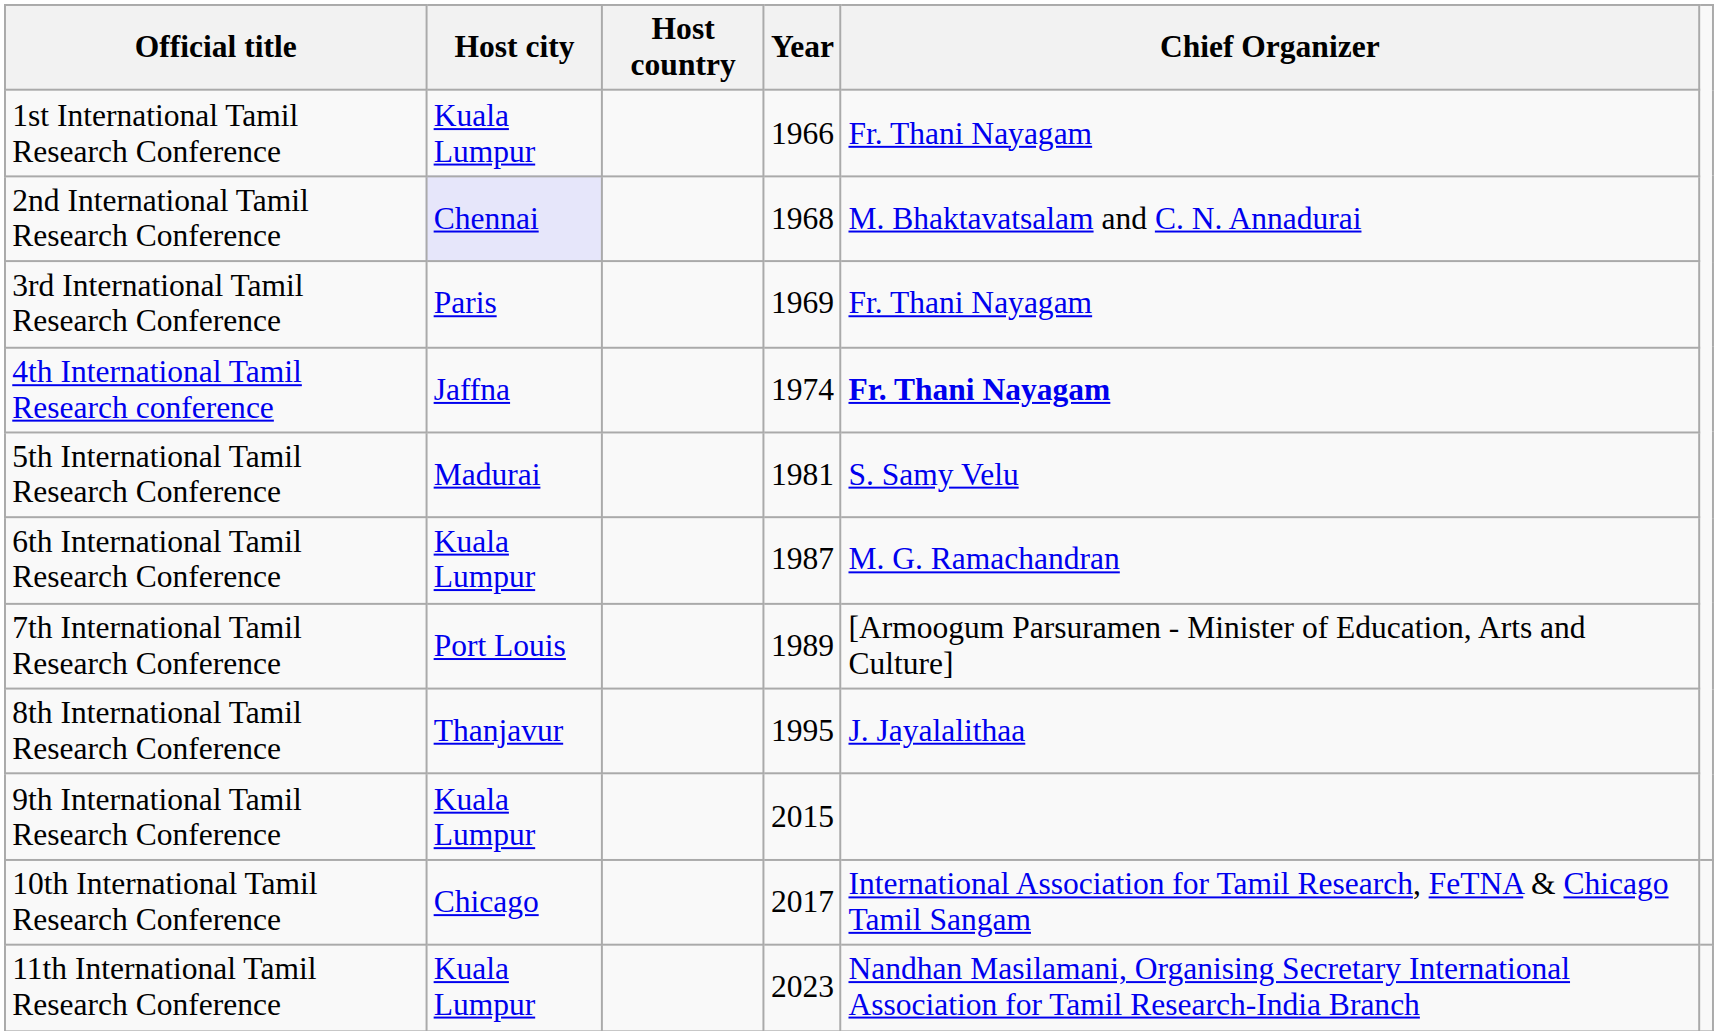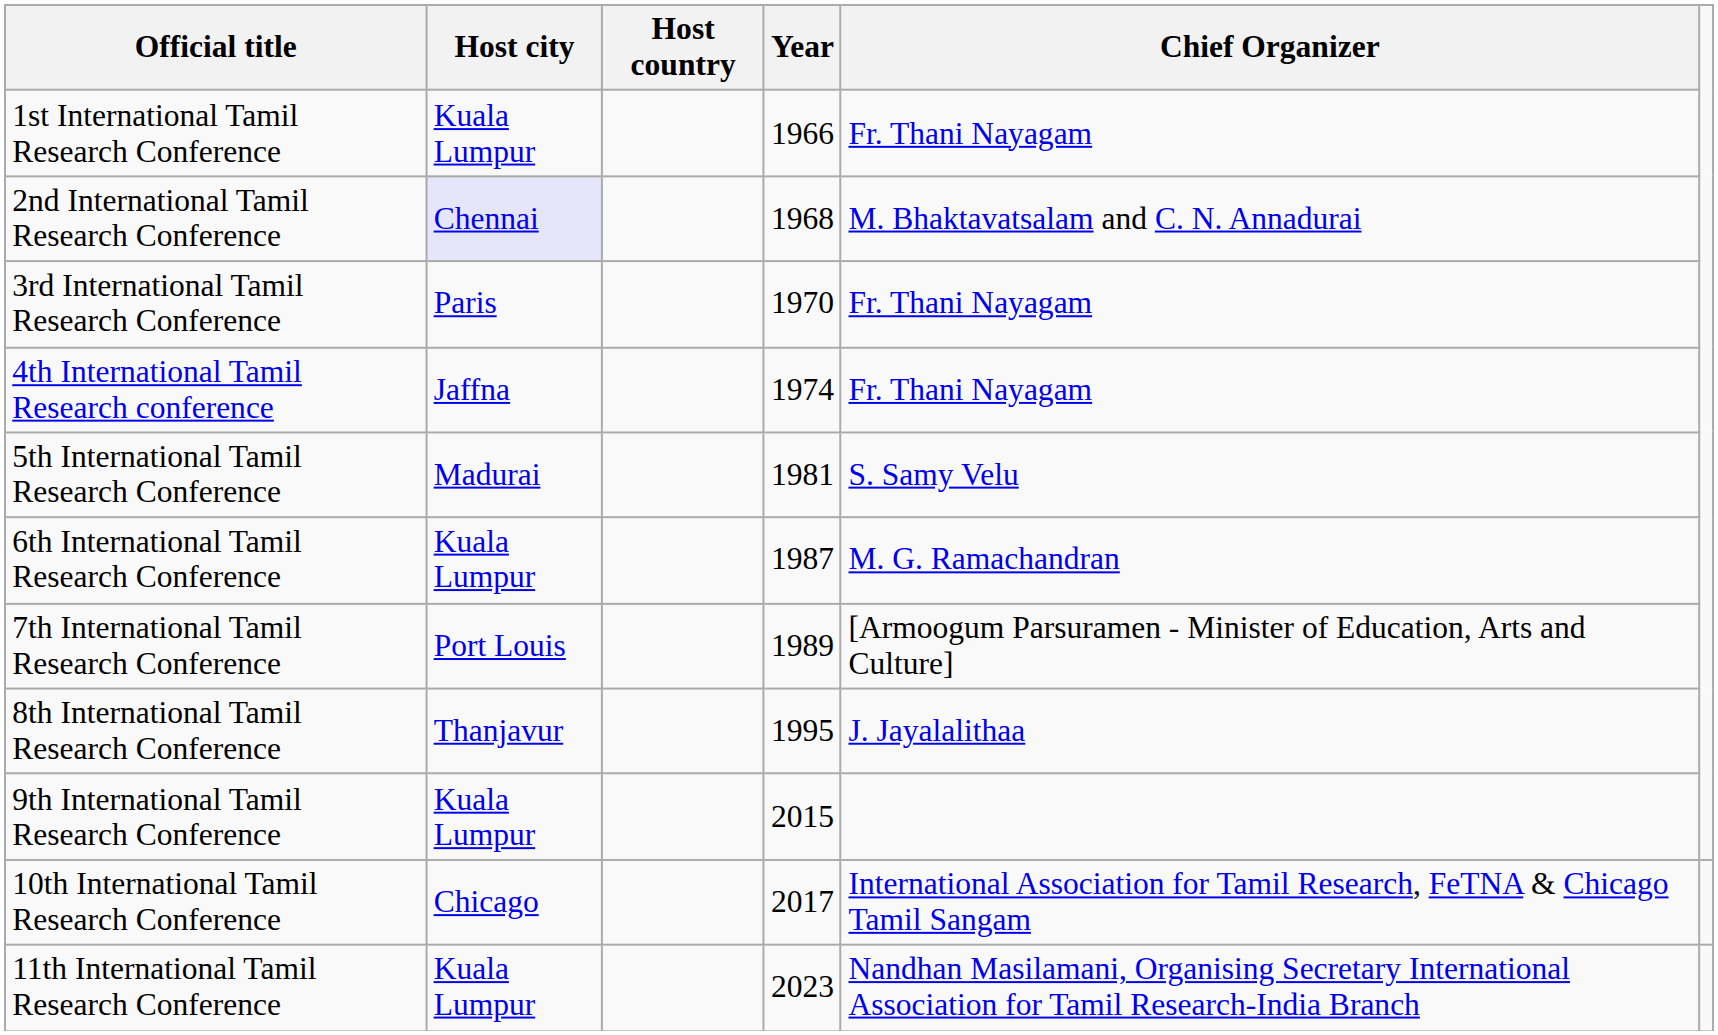(802, 303) 1969 -> (802, 303) 1970
(979, 389) bold -> (970, 389) normal
